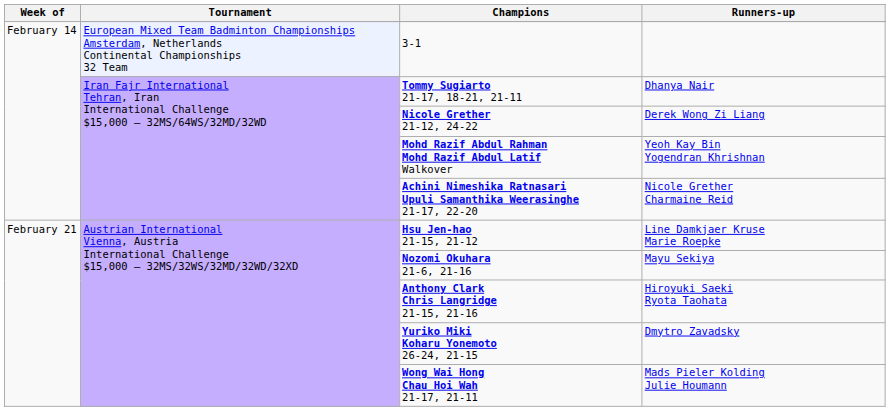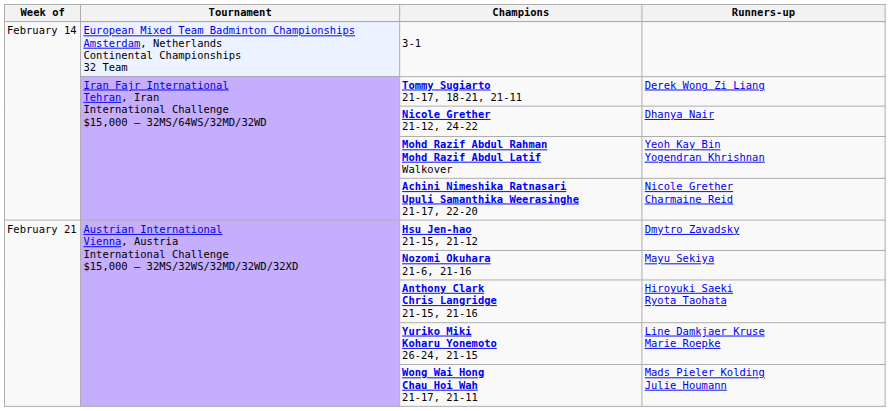(679, 85) Dhanya Nair -> (705, 85) Derek Wong Zi Liang
(705, 115) Derek Wong Zi Liang -> (679, 115) Dhanya Nair
(705, 236) Line Damkjaer Kruse Marie Roepke -> (692, 229) Dmytro Zavadsky
(692, 331) Dmytro Zavadsky -> (705, 337) Line Damkjaer Kruse Marie Roepke
